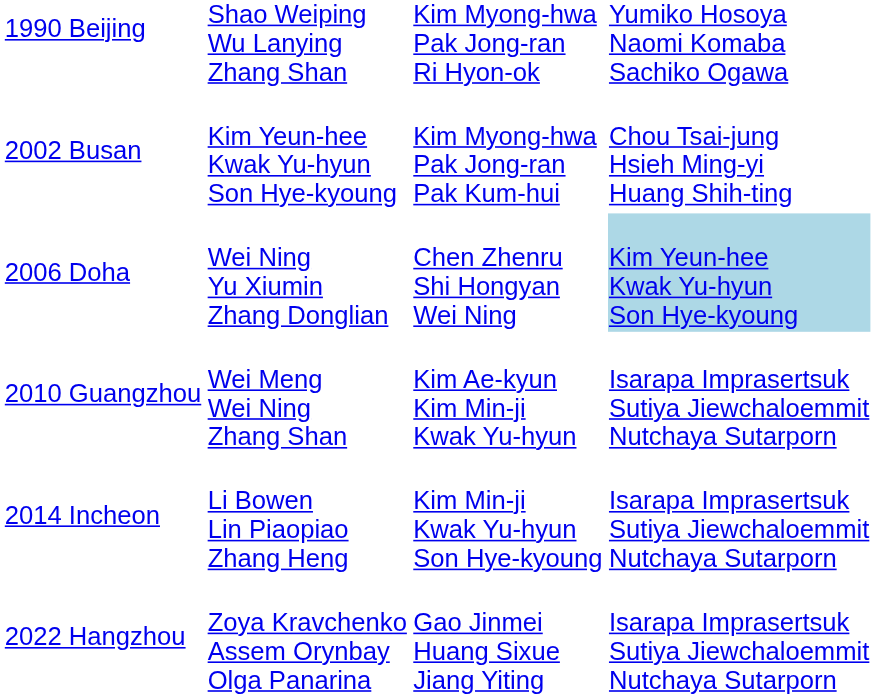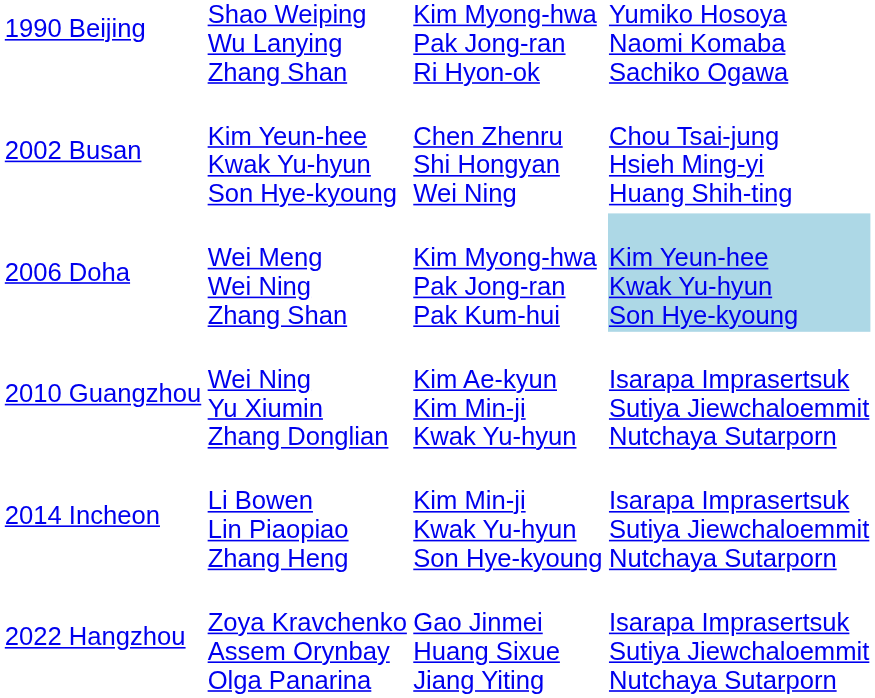(505, 165) Kim Myong-hwa Pak Jong-ran Pak Kum-hui -> (488, 165) Chen Zhenru Shi Hongyan Wei Ning
(298, 286) Wei Ning Yu Xiumin Zhang Donglian -> (277, 286) Wei Meng Wei Ning Zhang Shan
(488, 286) Chen Zhenru Shi Hongyan Wei Ning -> (505, 286) Kim Myong-hwa Pak Jong-ran Pak Kum-hui
(277, 408) Wei Meng Wei Ning Zhang Shan -> (298, 408) Wei Ning Yu Xiumin Zhang Donglian
